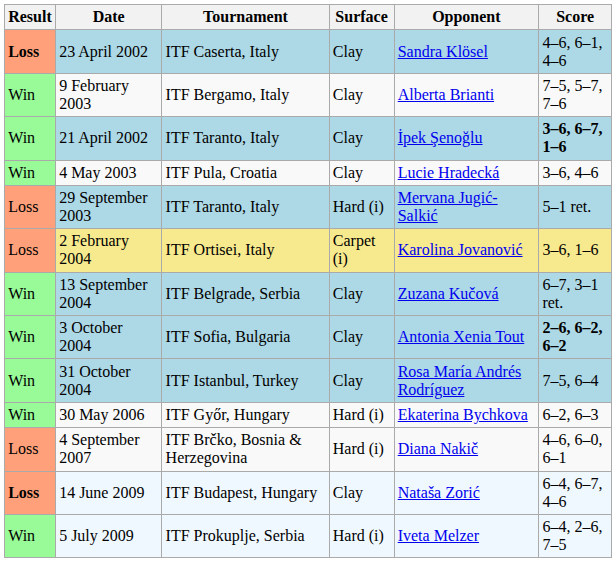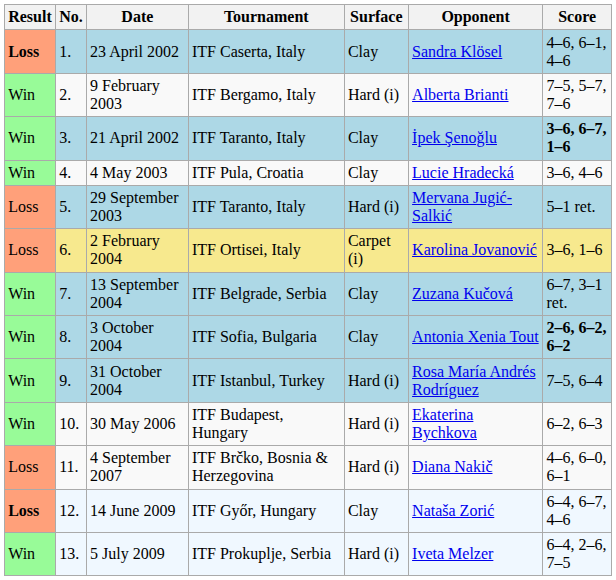+ column: (71, 17)
(348, 94) Clay -> (373, 94) Hard (i)
(348, 380) Clay -> (373, 380) Hard (i)
(228, 414) ITF Győr, Hungary -> (238, 423) ITF Budapest, Hungary
(241, 492) ITF Budapest, Hungary -> (254, 510) ITF Győr, Hungary
